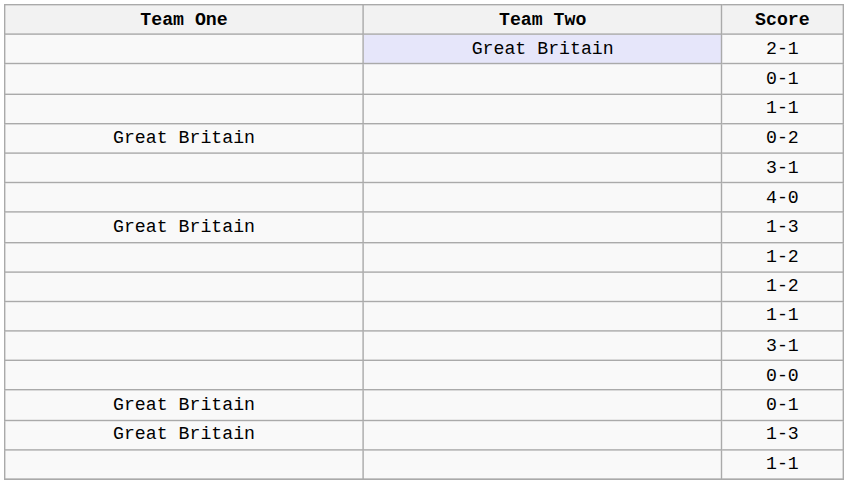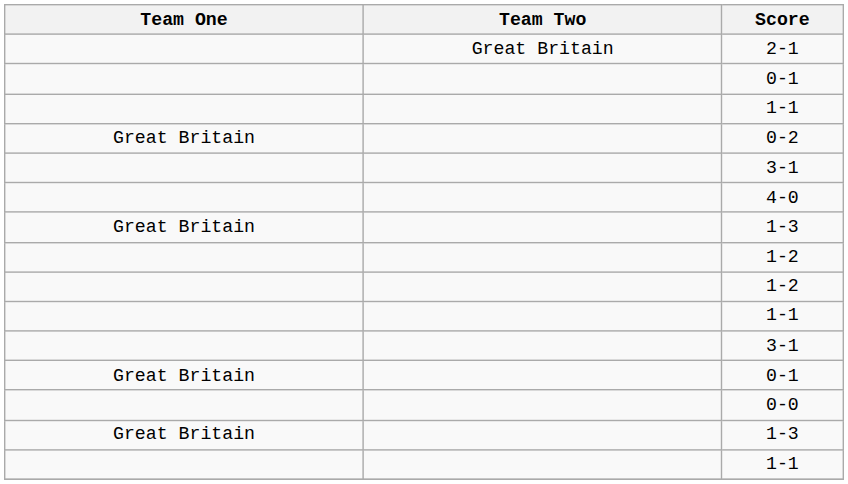(543, 49) lavender background -> (543, 49) no background
rows swapped: (184, 405) <-> (184, 375)
